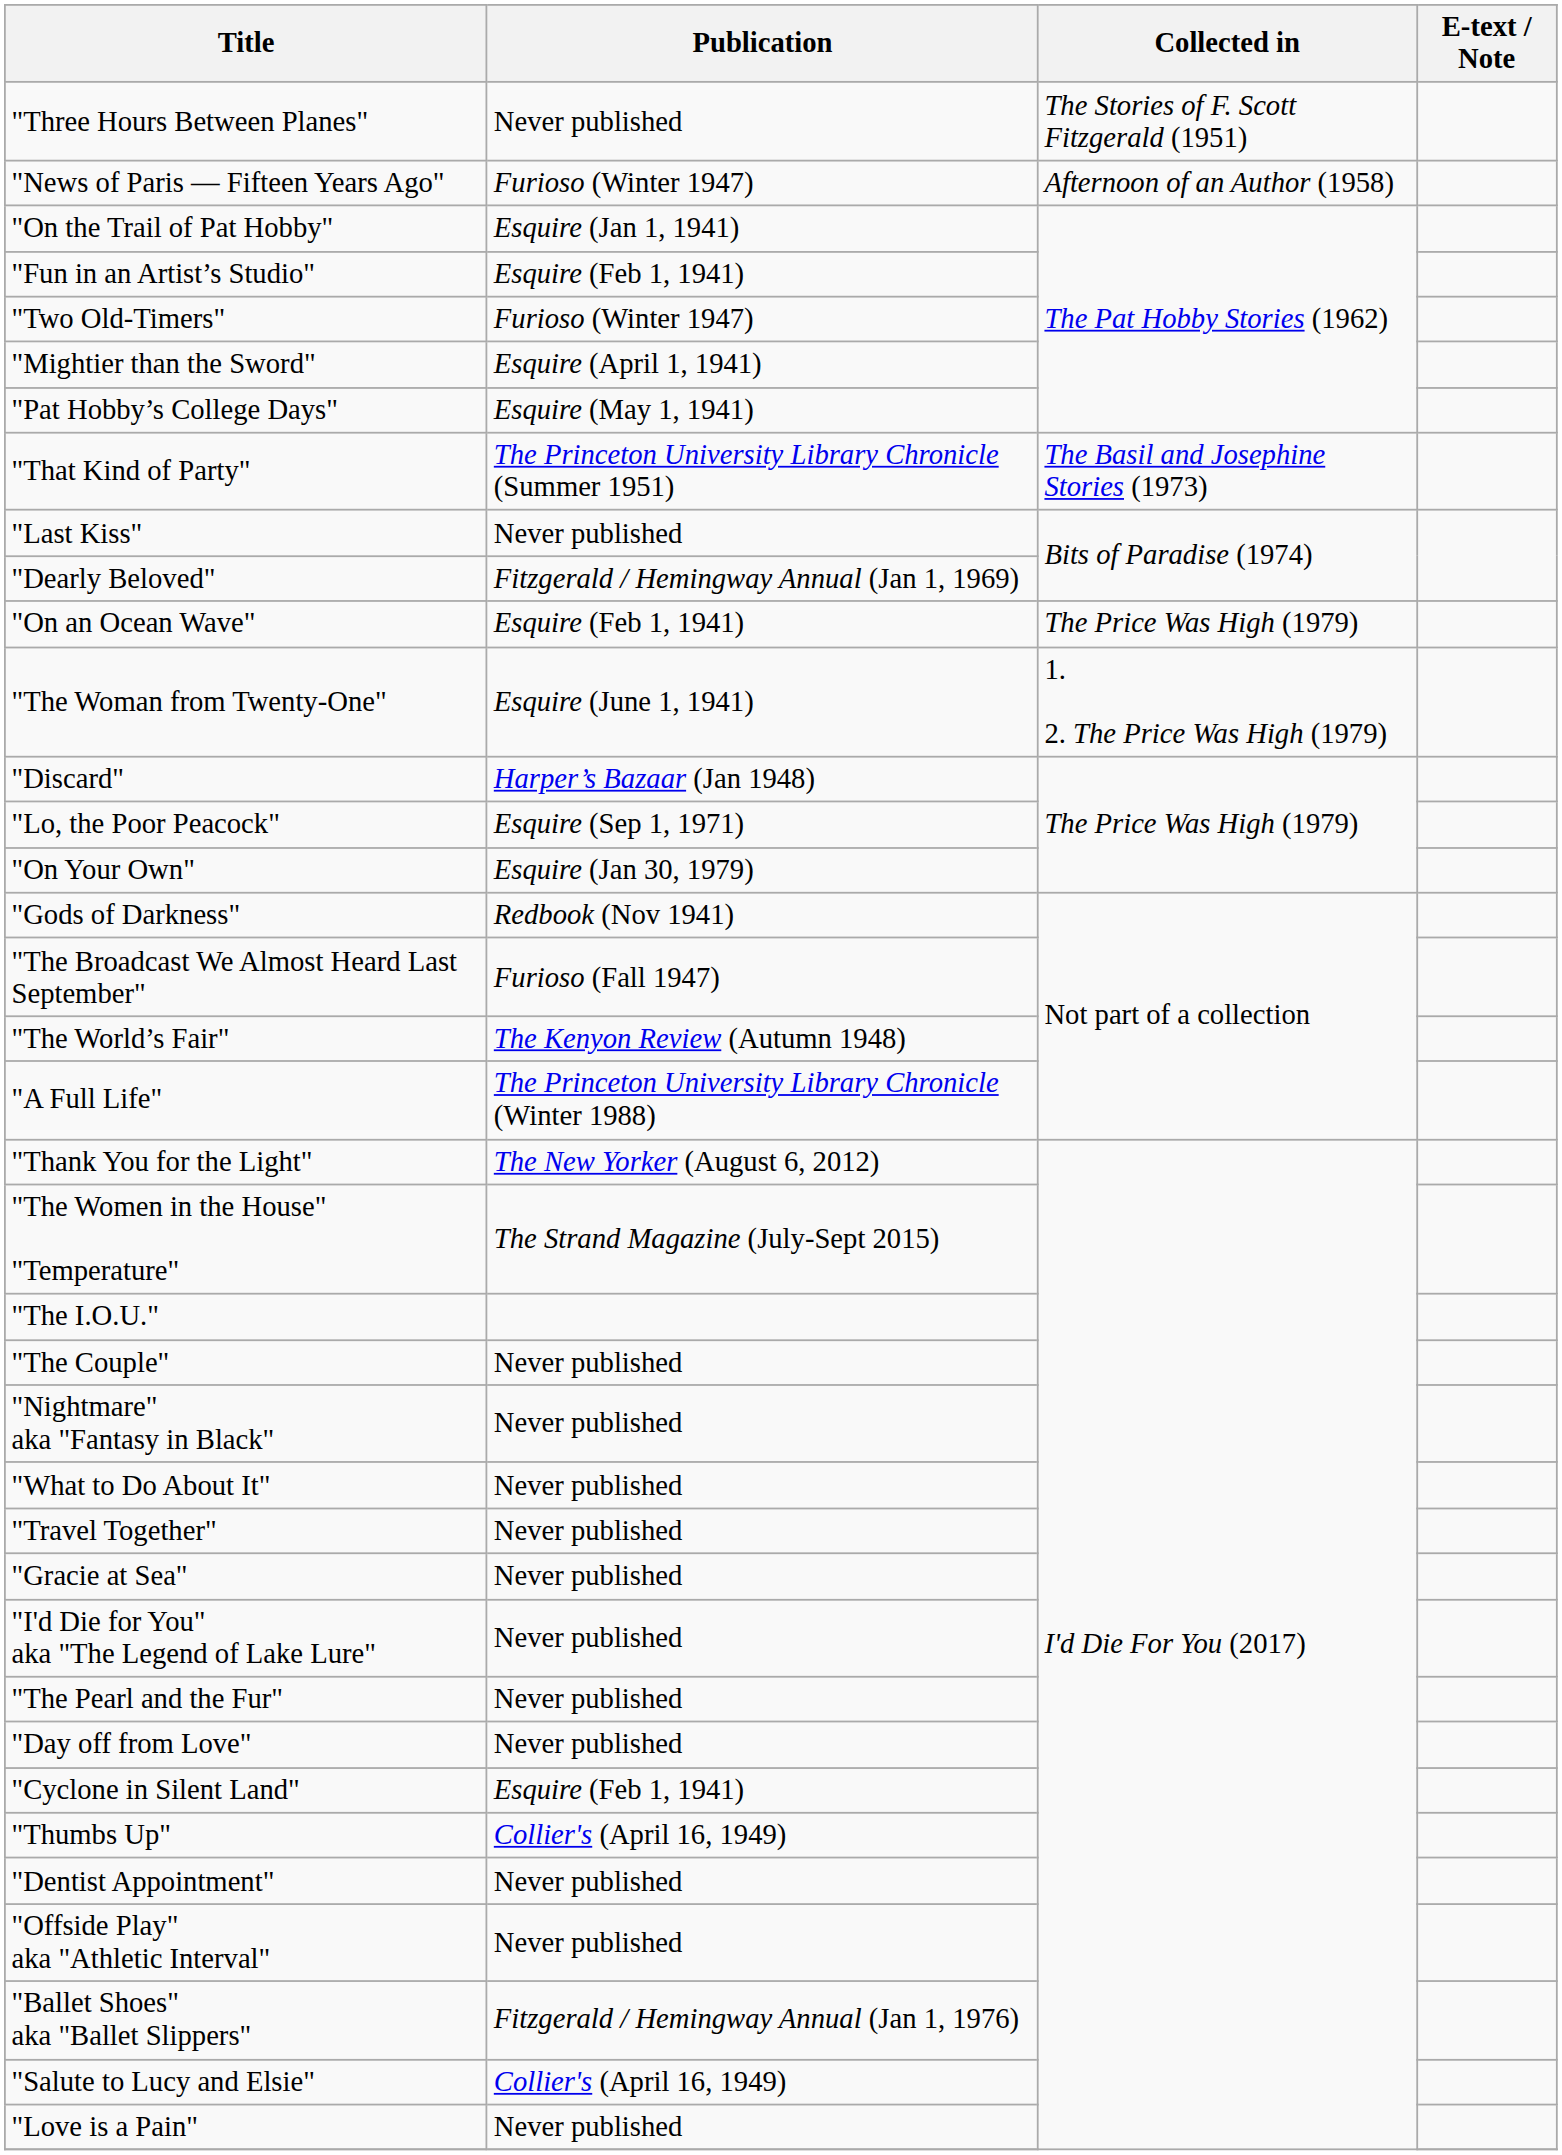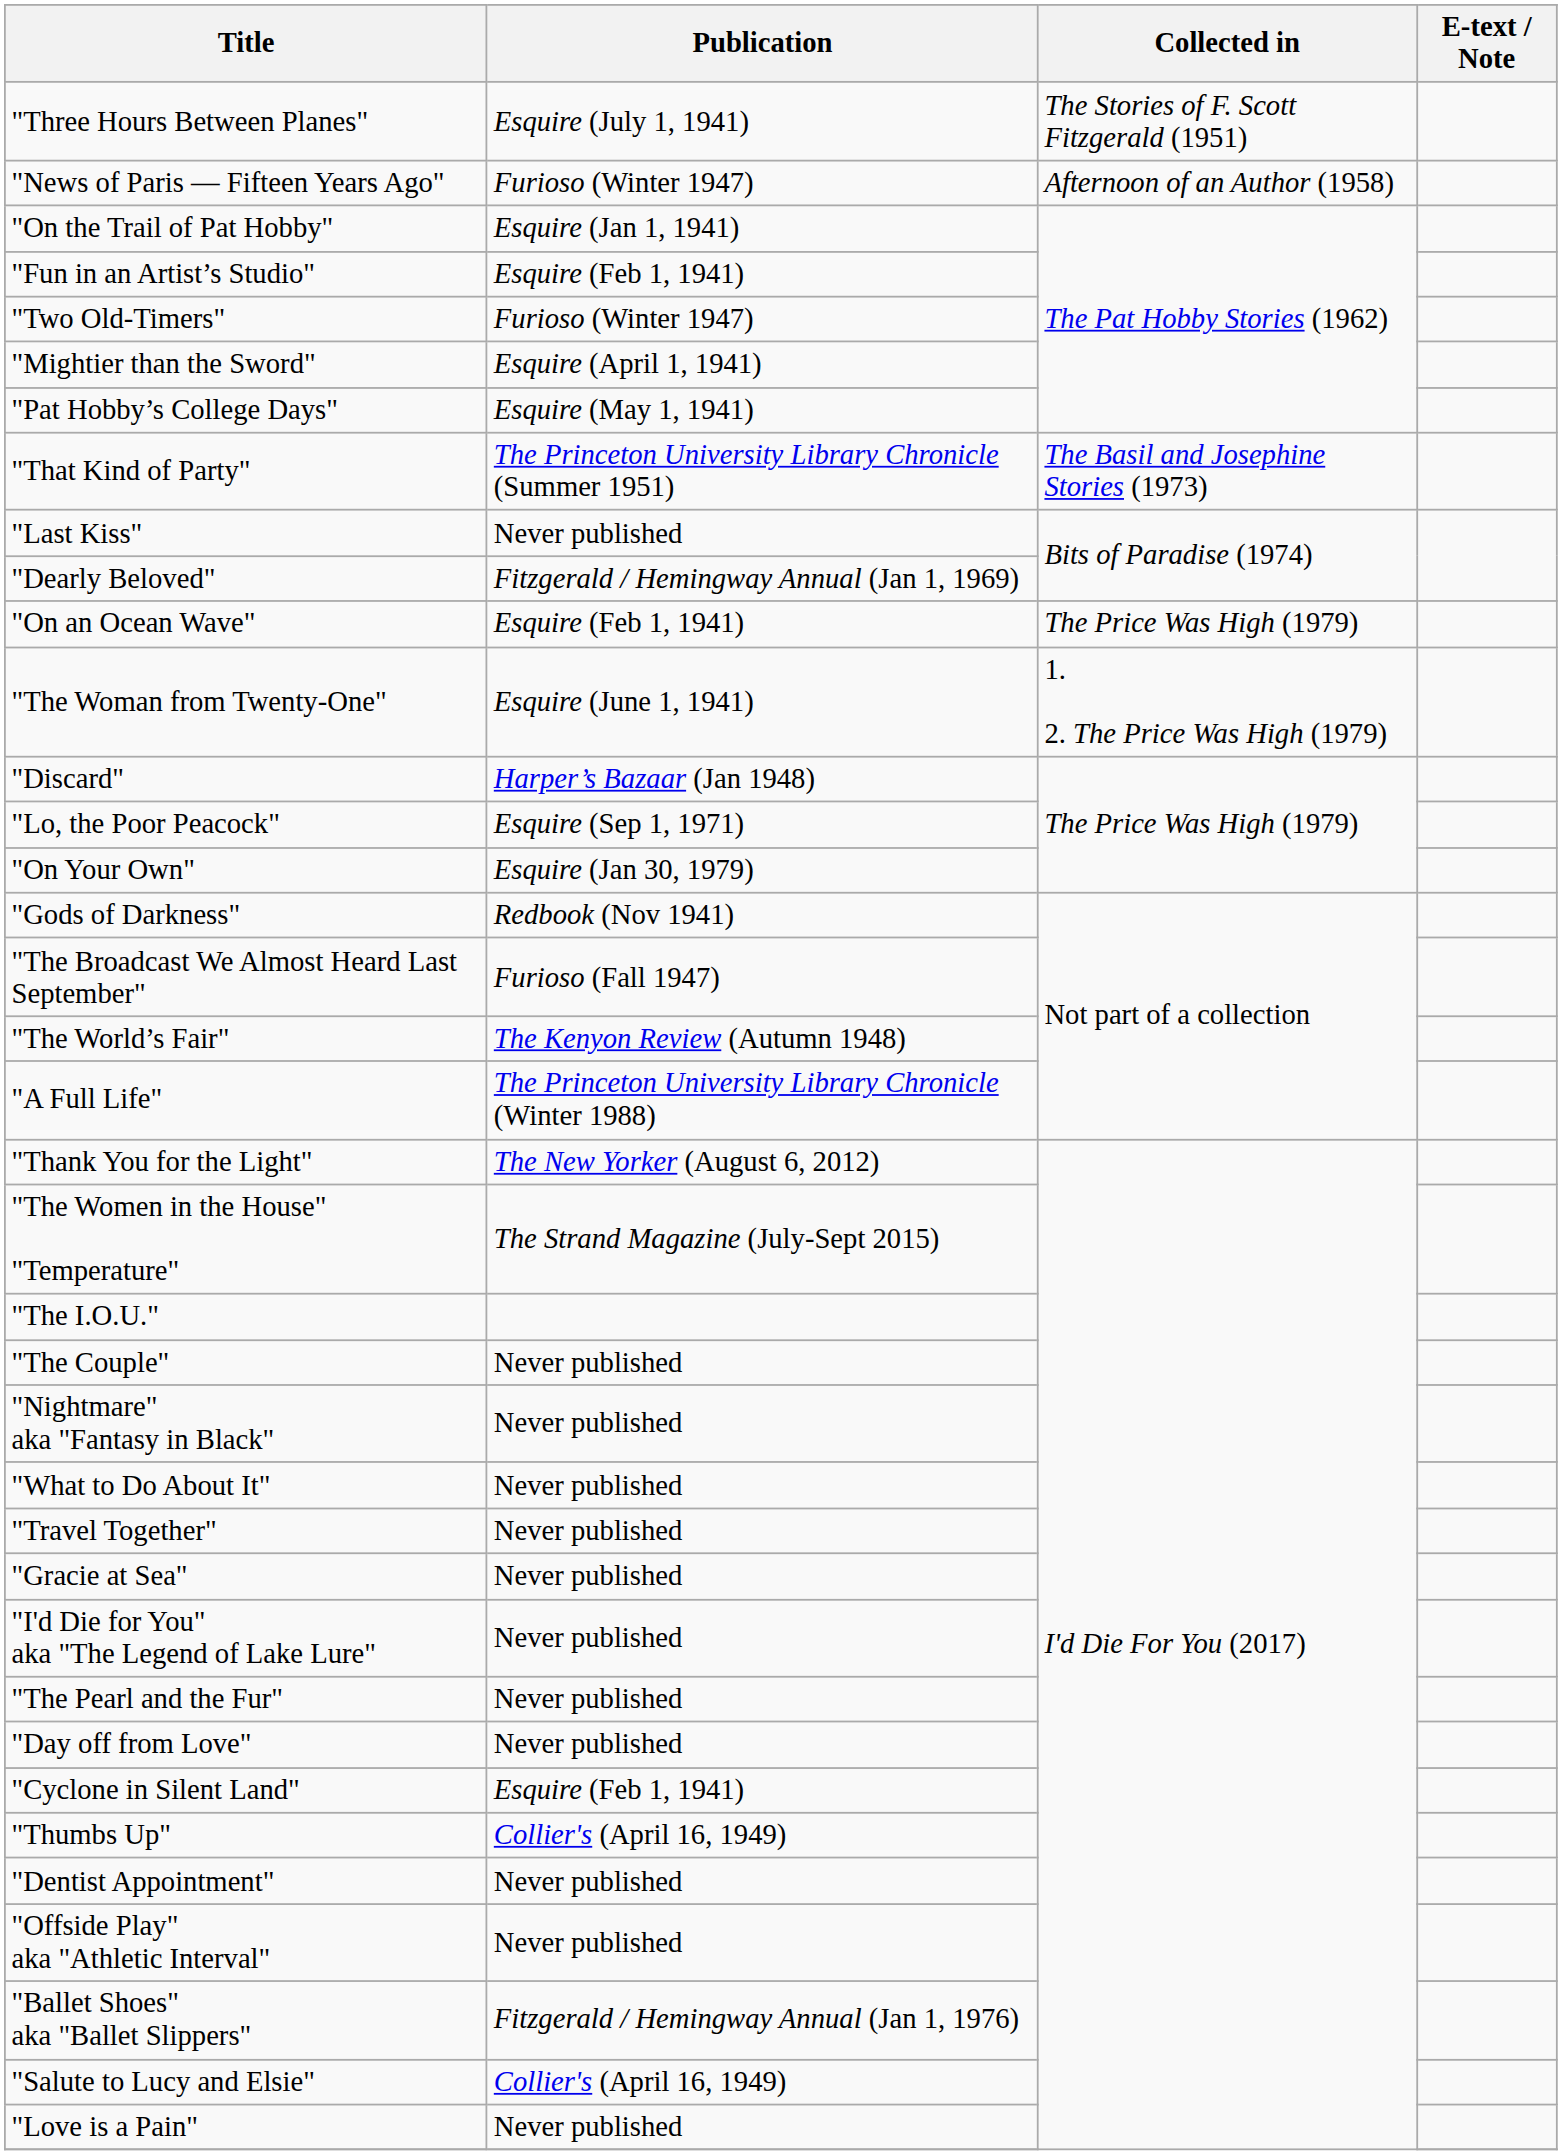(588, 120) Never published -> (621, 120) Esquire (July 1, 1941)
